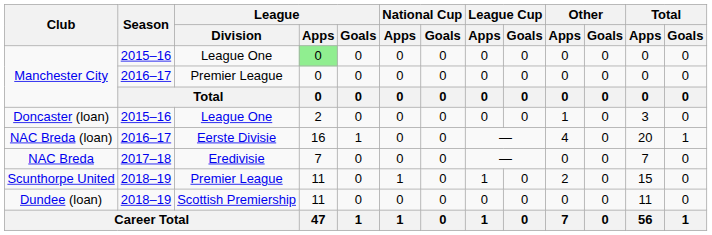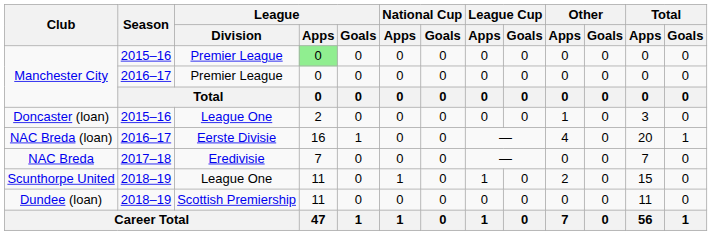(237, 55) League One -> (237, 55) Premier League
(237, 179) Premier League -> (237, 179) League One
